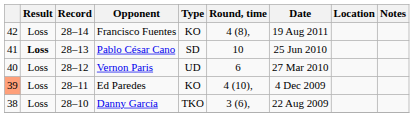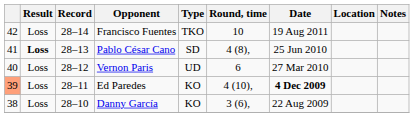(193, 31) KO -> (193, 31) TKO
(238, 31) 4 (8), -> (238, 31) 10
(238, 49) 10 -> (238, 49) 4 (8),
(300, 85) normal -> (300, 85) bold
(193, 103) TKO -> (193, 103) KO
